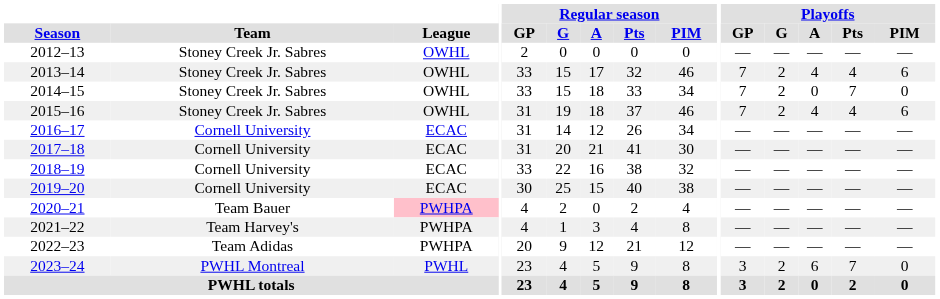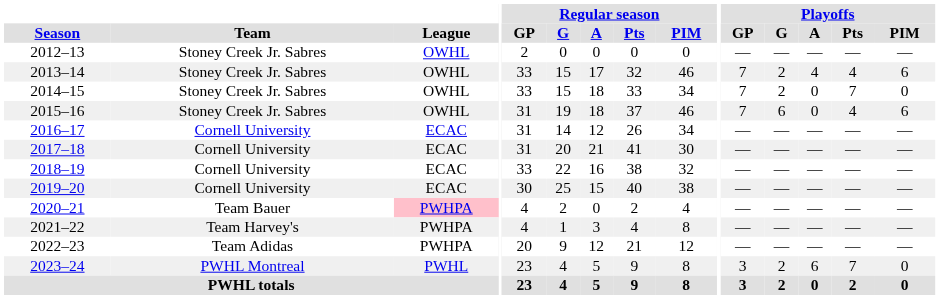(782, 110) 2 -> (782, 110) 6
(815, 110) 4 -> (815, 110) 0
